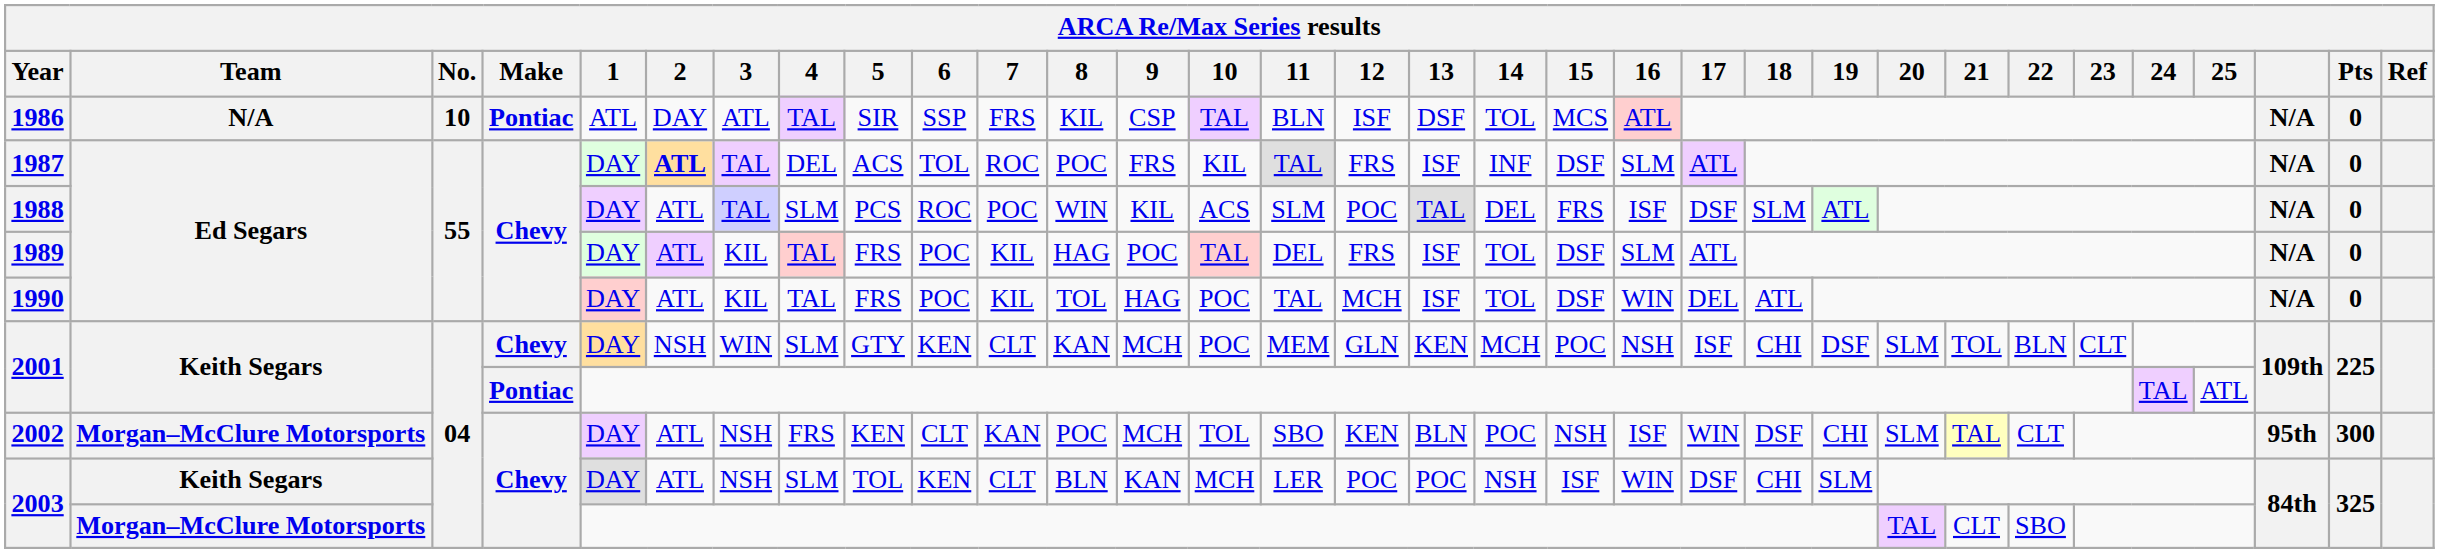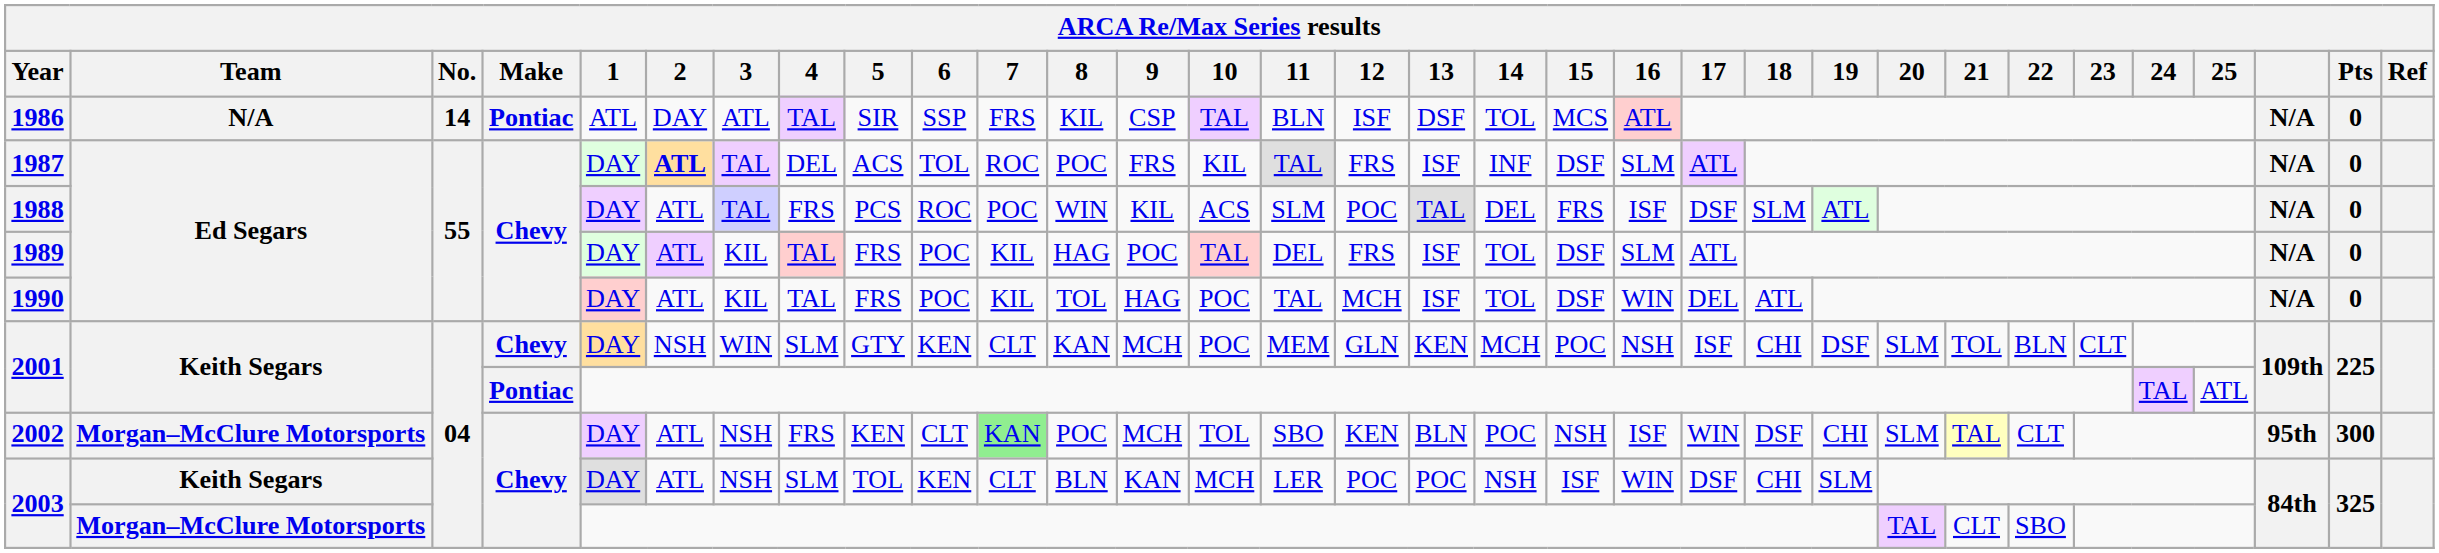(457, 117) 10 -> (457, 117) 14
(812, 208) SLM -> (812, 208) FRS
(1012, 434) no background -> (1012, 434) lightgreen background
